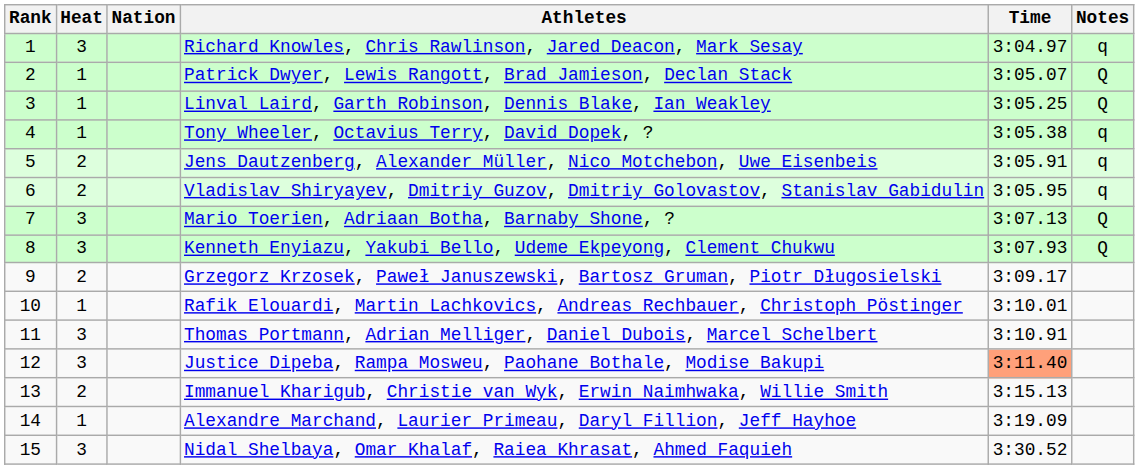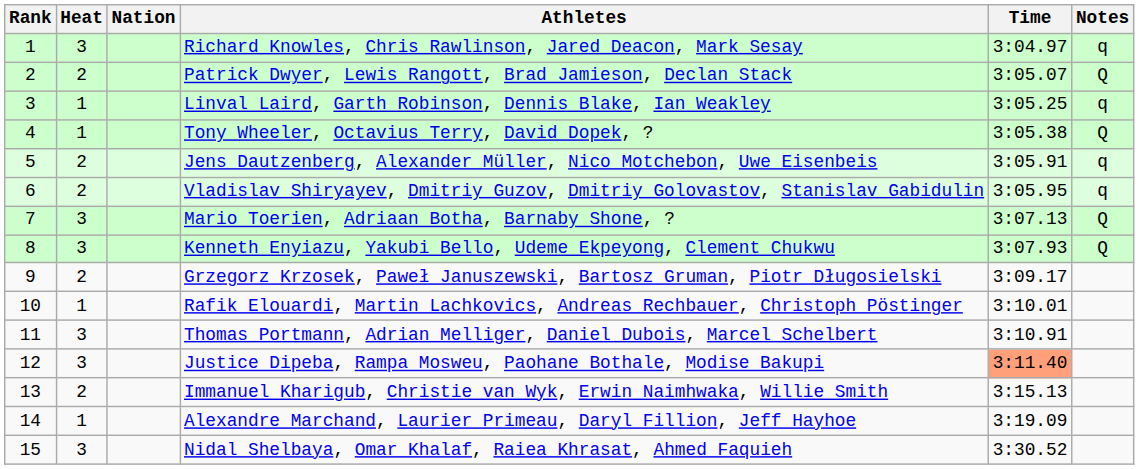(82, 77) 1 -> (82, 77) 2
(1103, 106) Q -> (1103, 106) q
(1103, 134) q -> (1103, 134) Q
